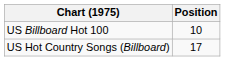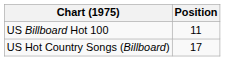(196, 30) 10 -> (196, 30) 11
